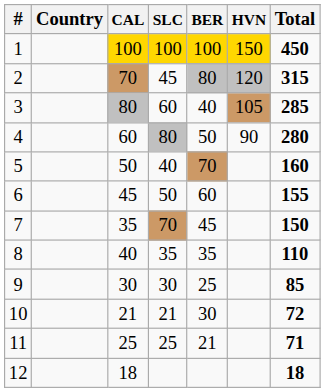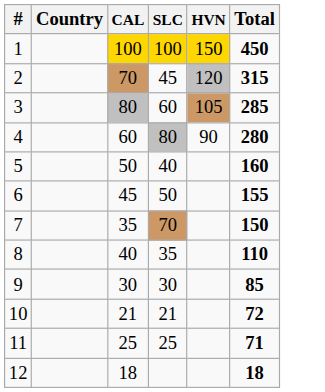- column: (207, 20)
